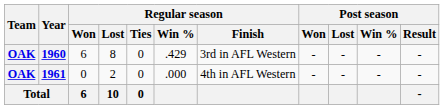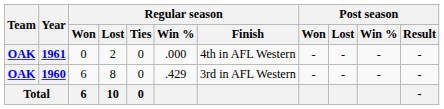rows swapped: (54, 54) <-> (54, 74)
